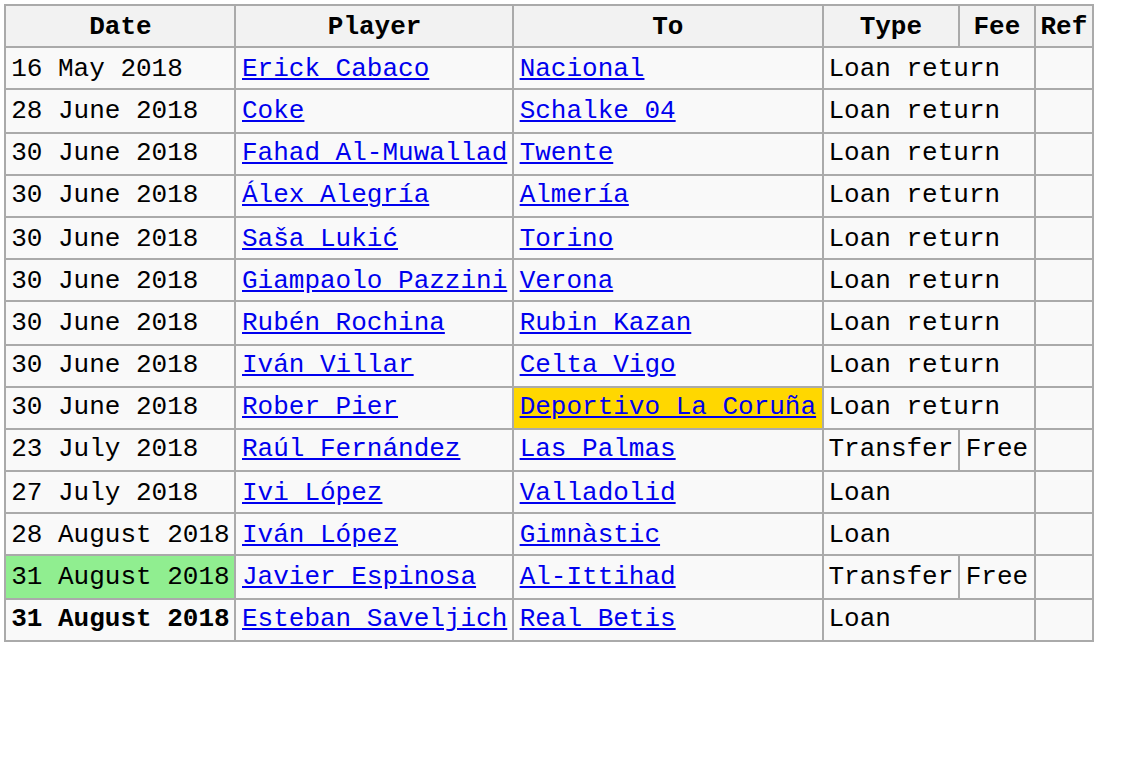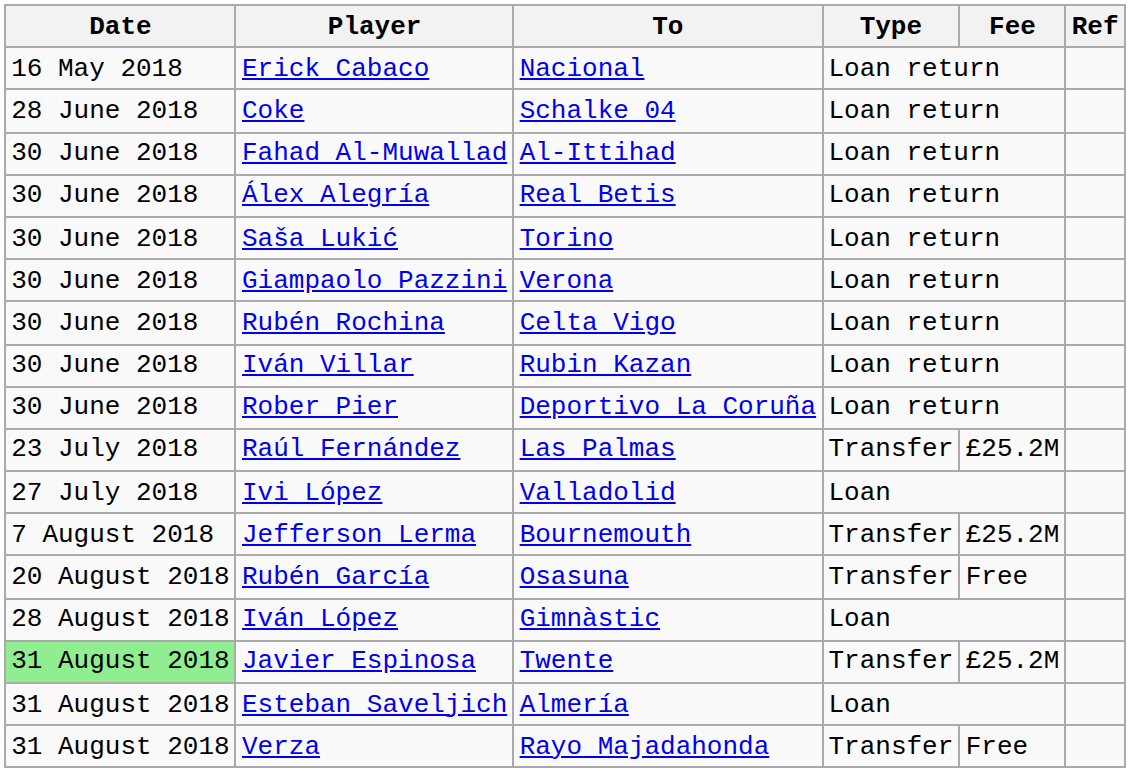(566, 153) Twente -> (598, 153) Al-Ittihad
(574, 196) Almería -> (598, 196) Real Betis
(605, 323) Rubin Kazan -> (598, 323) Celta Vigo
(598, 365) Celta Vigo -> (605, 365) Rubin Kazan
(668, 408) gold background -> (668, 408) no background
(997, 450) Free -> (1012, 450) £25.2M
+ row: (359, 535)
+ row: (336, 577)
(598, 577) Al-Ittihad -> (566, 662) Twente
(997, 577) Free -> (1012, 662) £25.2M
(120, 619) bold -> (120, 704) normal
(598, 619) Real Betis -> (574, 704) Almería
+ row: (281, 747)
